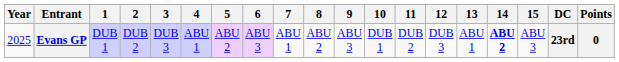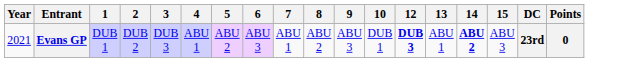- column: (411, 13)
(19, 40) 2025 -> (19, 40) 2021
(441, 40) normal -> (411, 40) bold
